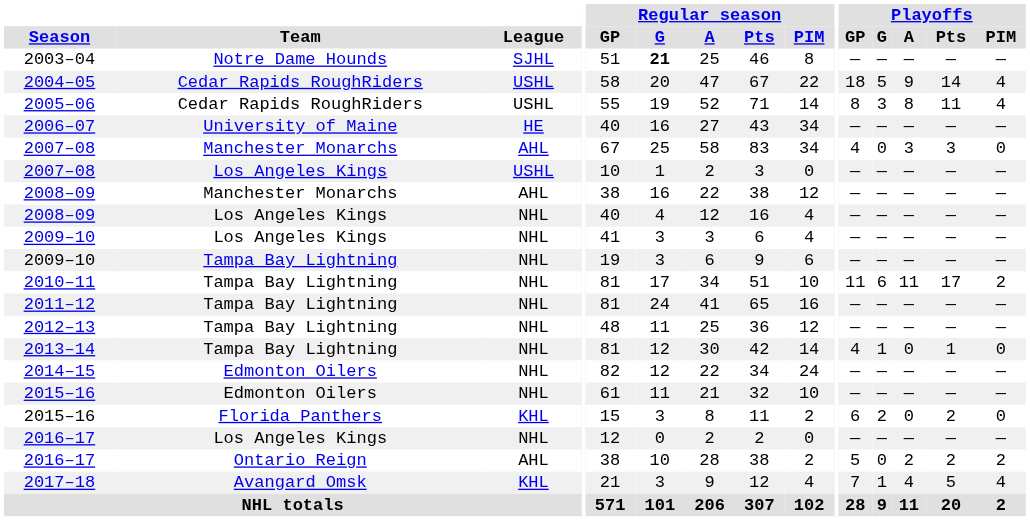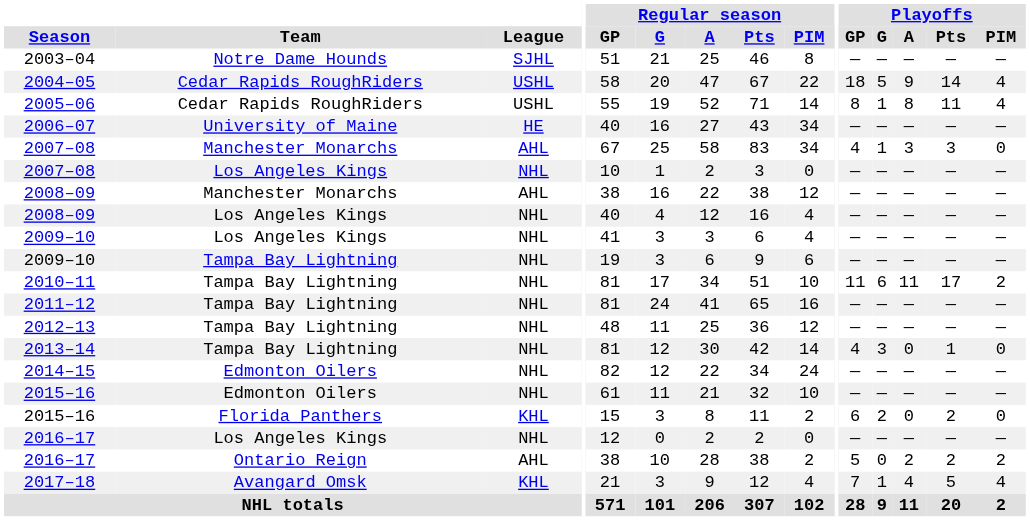(660, 60) bold -> (660, 60) normal
(882, 104) 3 -> (882, 104) 1
(882, 149) 0 -> (882, 149) 1
(533, 171) USHL -> (533, 171) NHL
(882, 349) 1 -> (882, 349) 3
